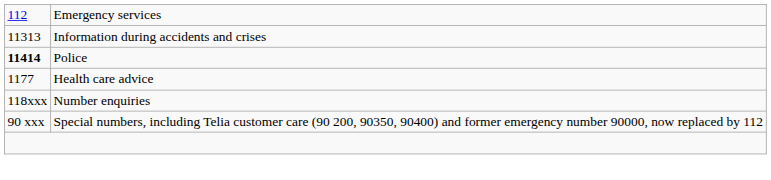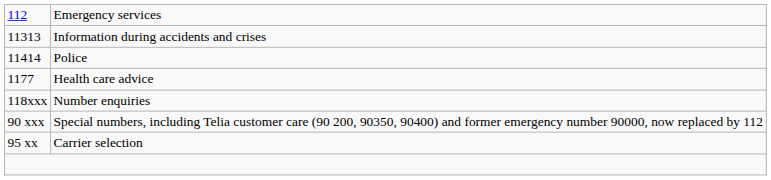(24, 57) bold -> (24, 57) normal
+ row: (98, 143)
